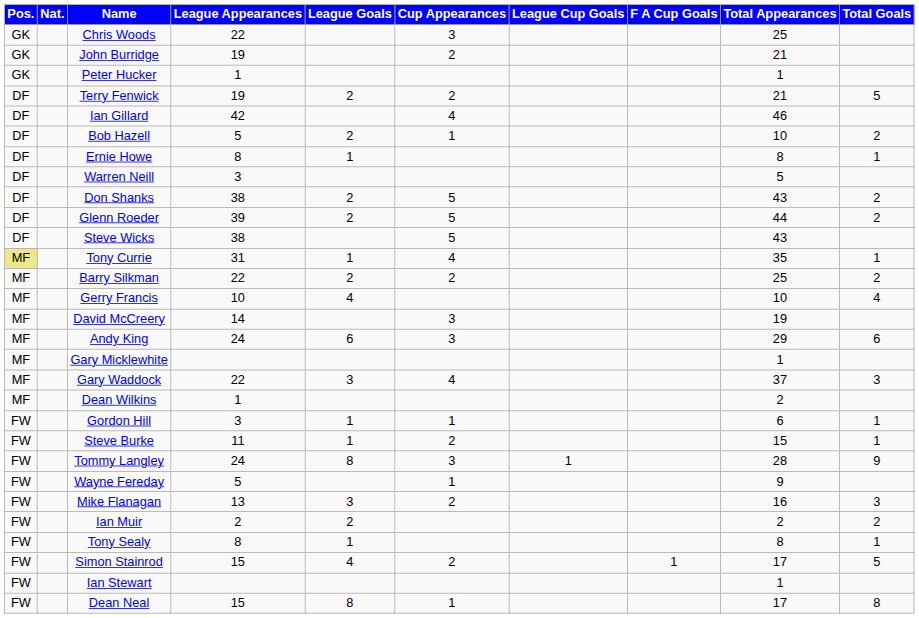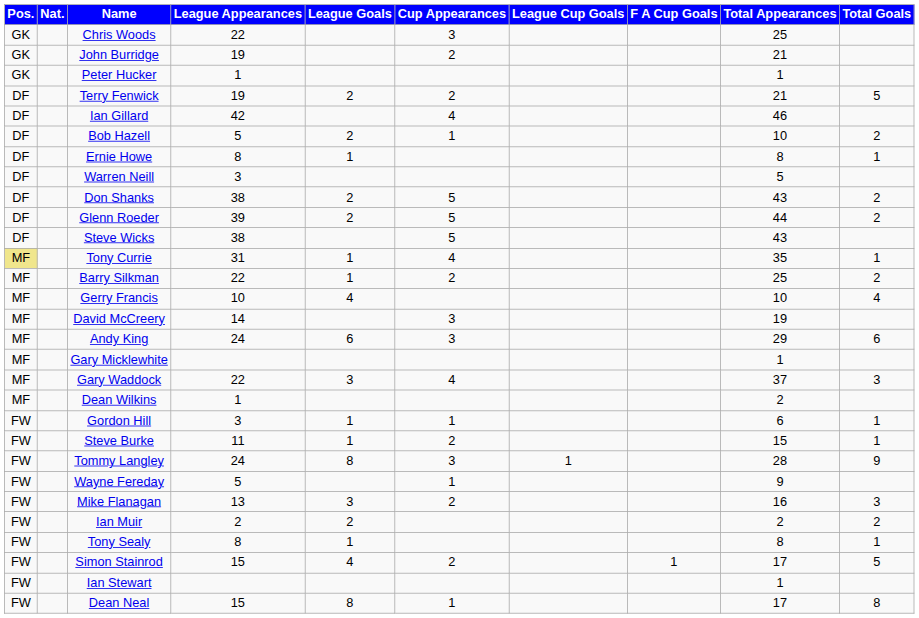(350, 278) 2 -> (350, 278) 1
